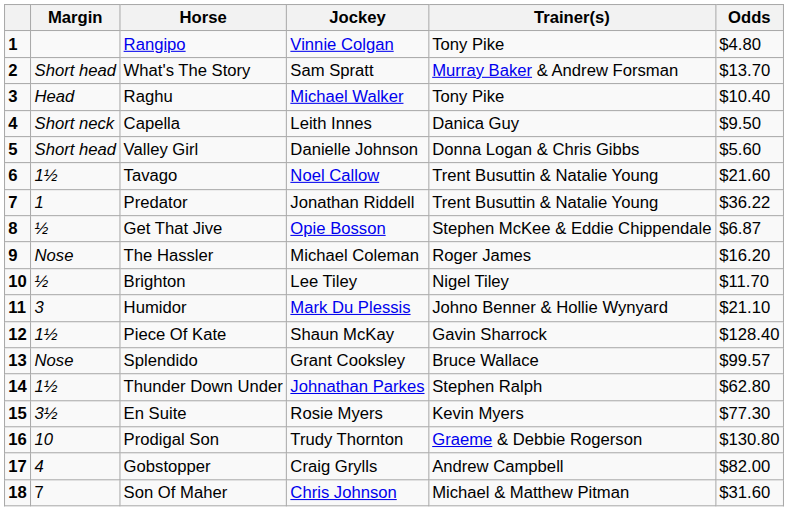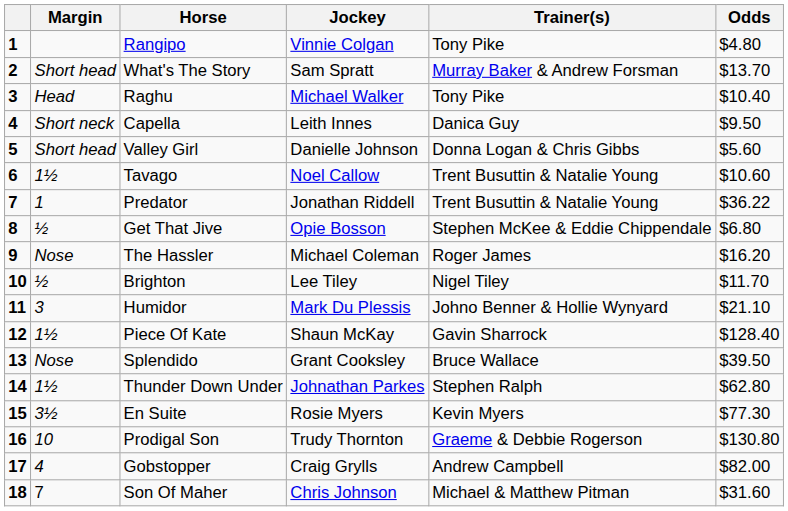(745, 176) $21.60 -> (745, 176) $10.60
(740, 228) $6.87 -> (740, 228) $6.80
(745, 360) $99.57 -> (745, 360) $39.50
